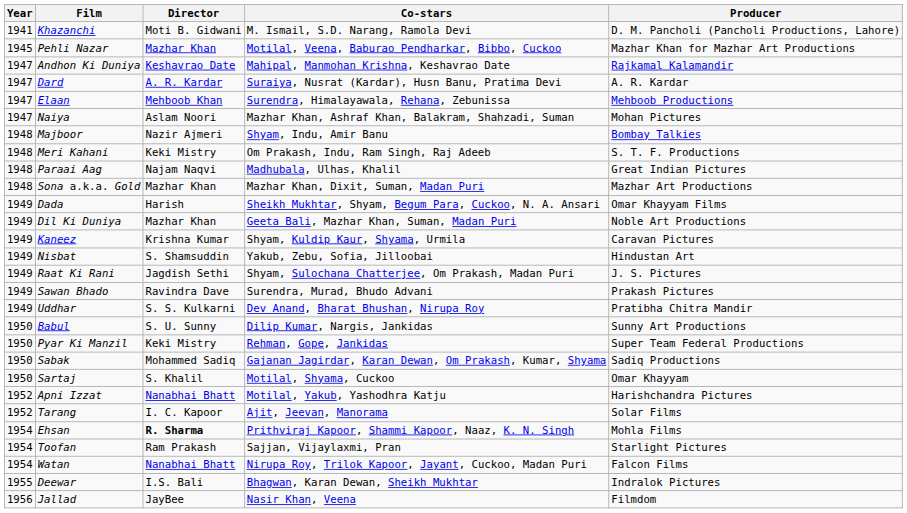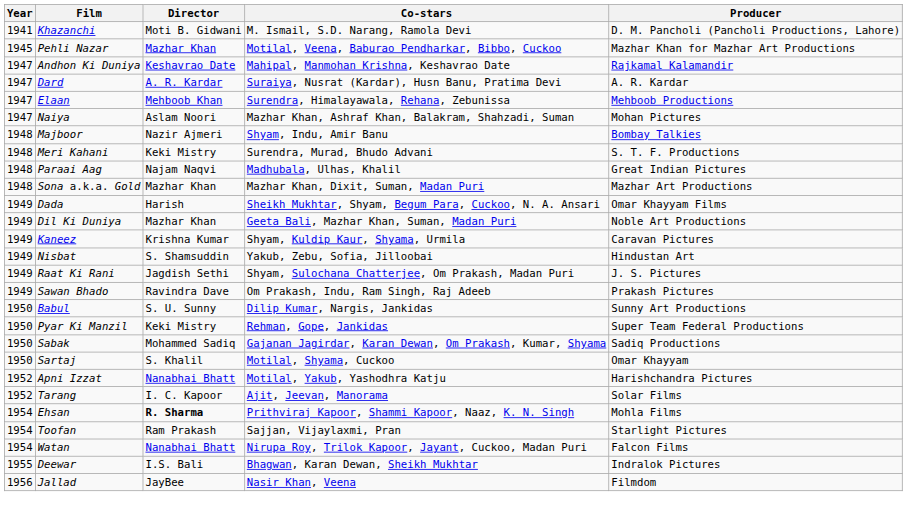(369, 152) Om Prakash, Indu, Ram Singh, Raj Adeeb -> (340, 152) Surendra, Murad, Bhudo Advani
(340, 291) Surendra, Murad, Bhudo Advani -> (369, 291) Om Prakash, Indu, Ram Singh, Raj Adeeb
- row: (57, 308)
